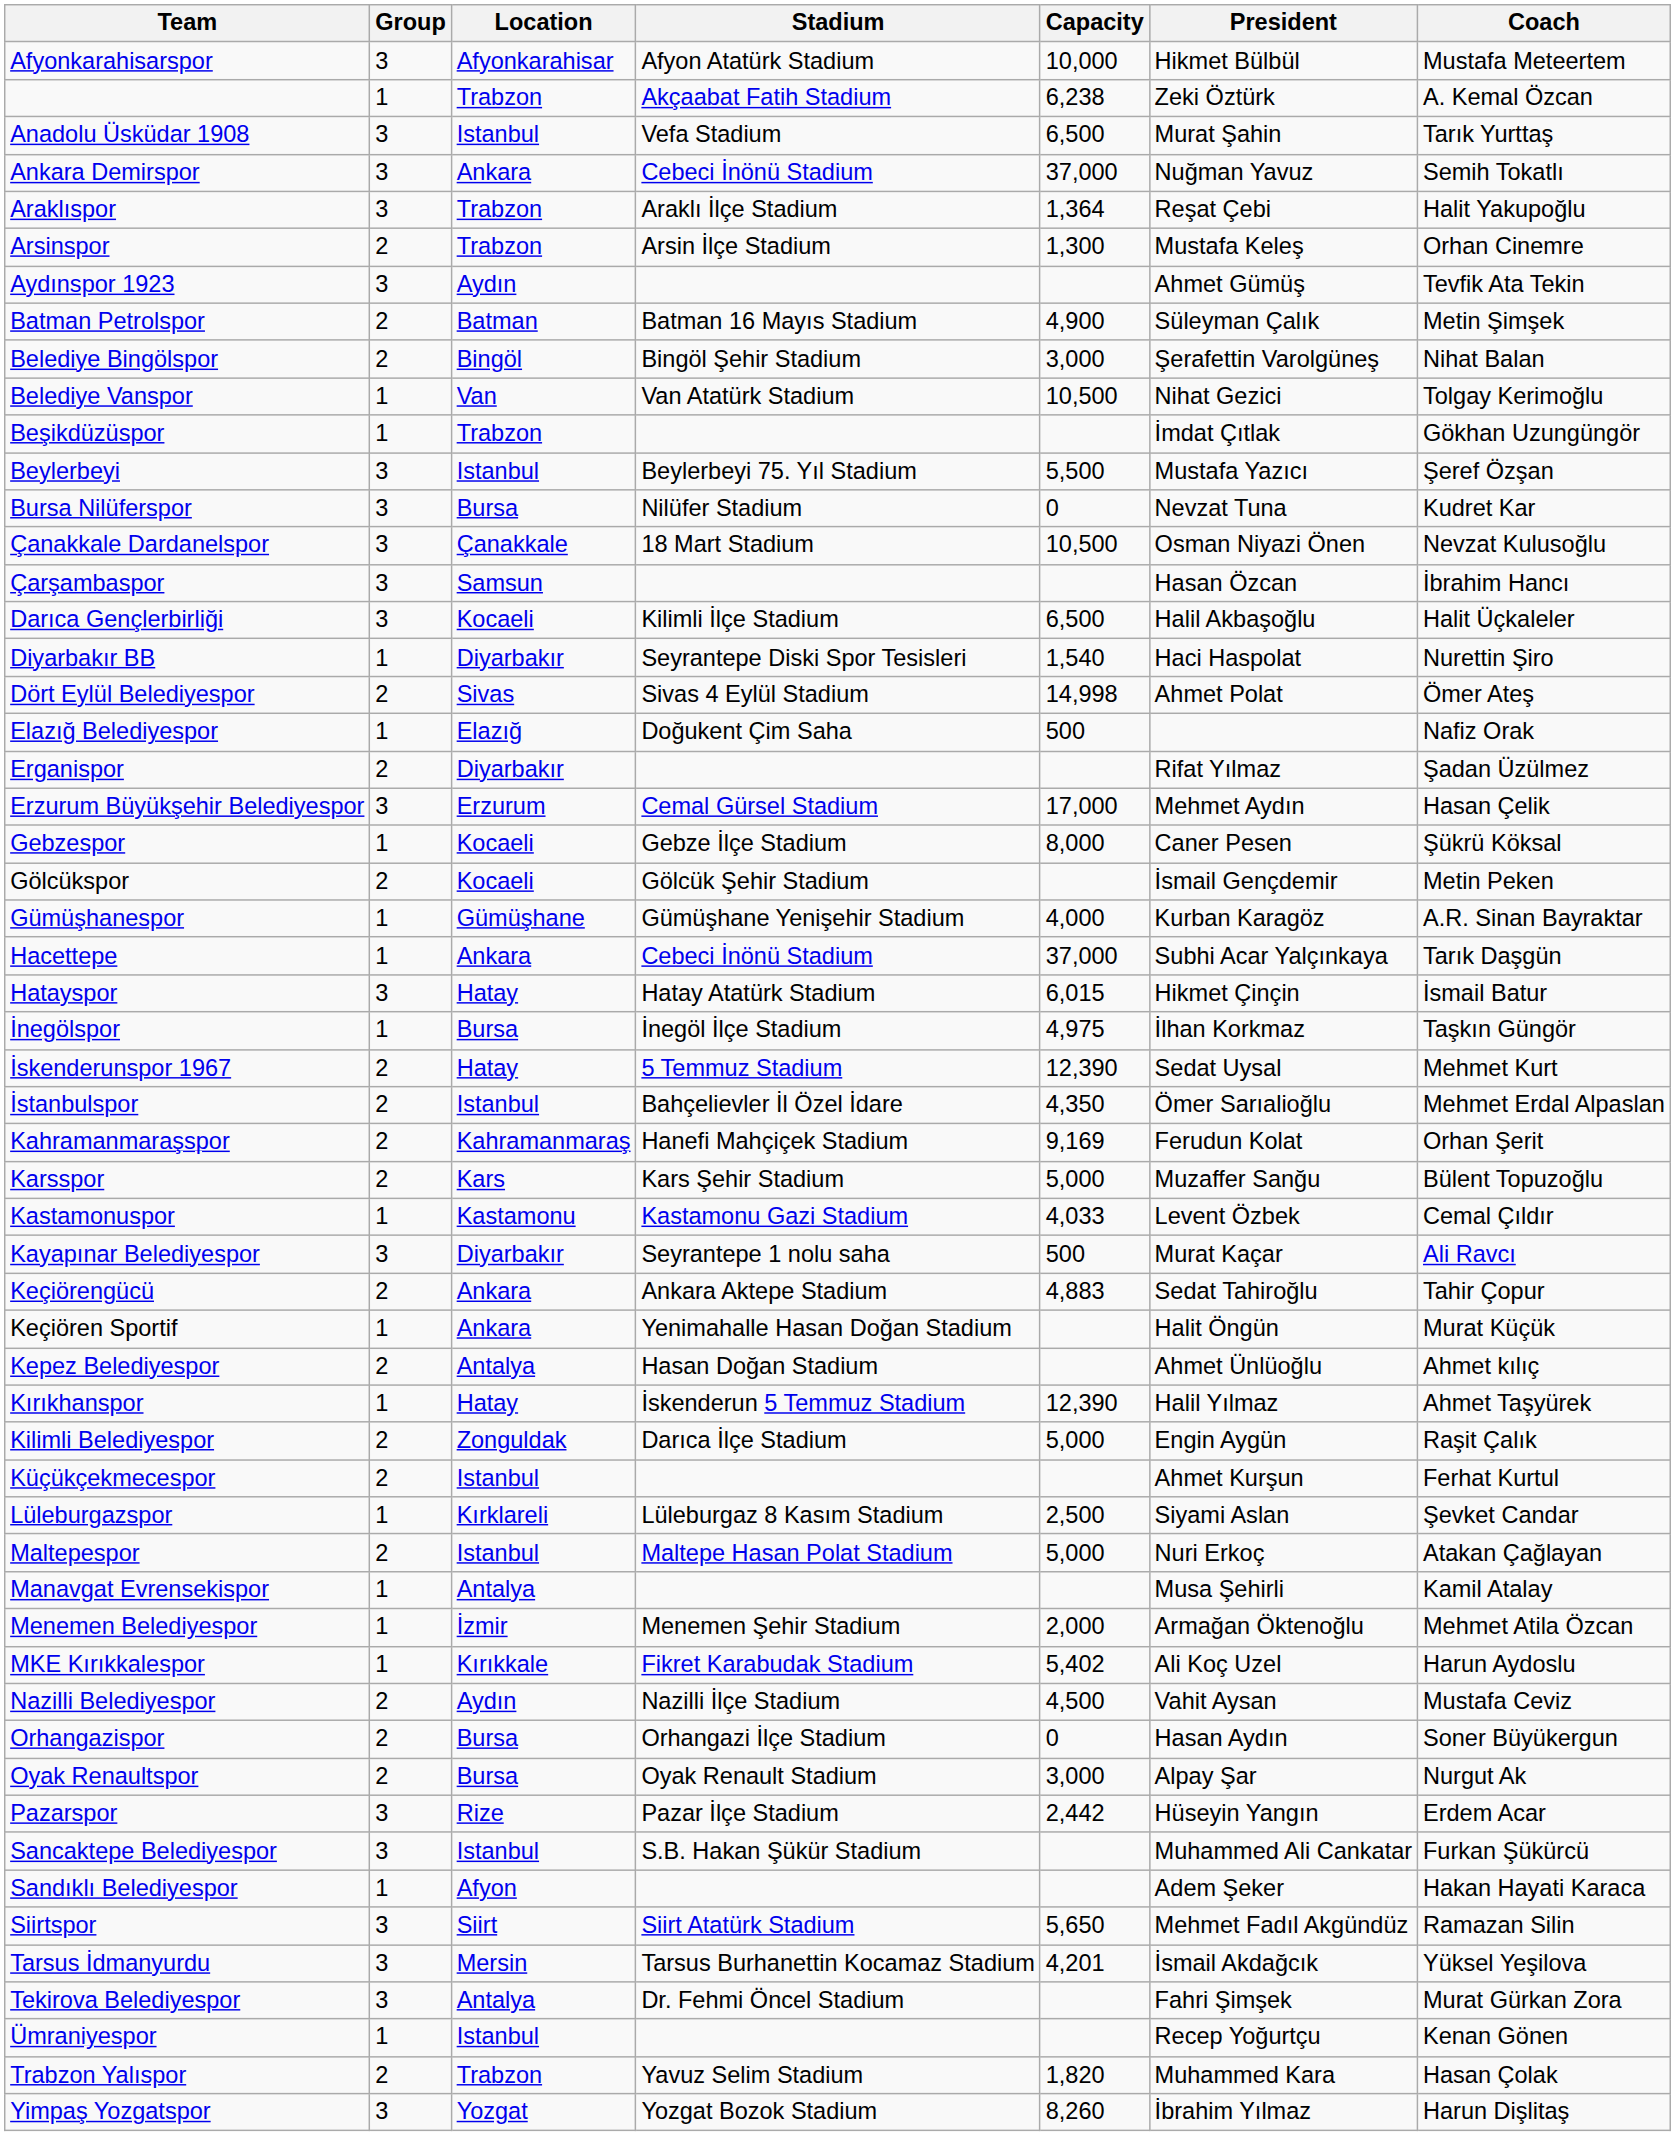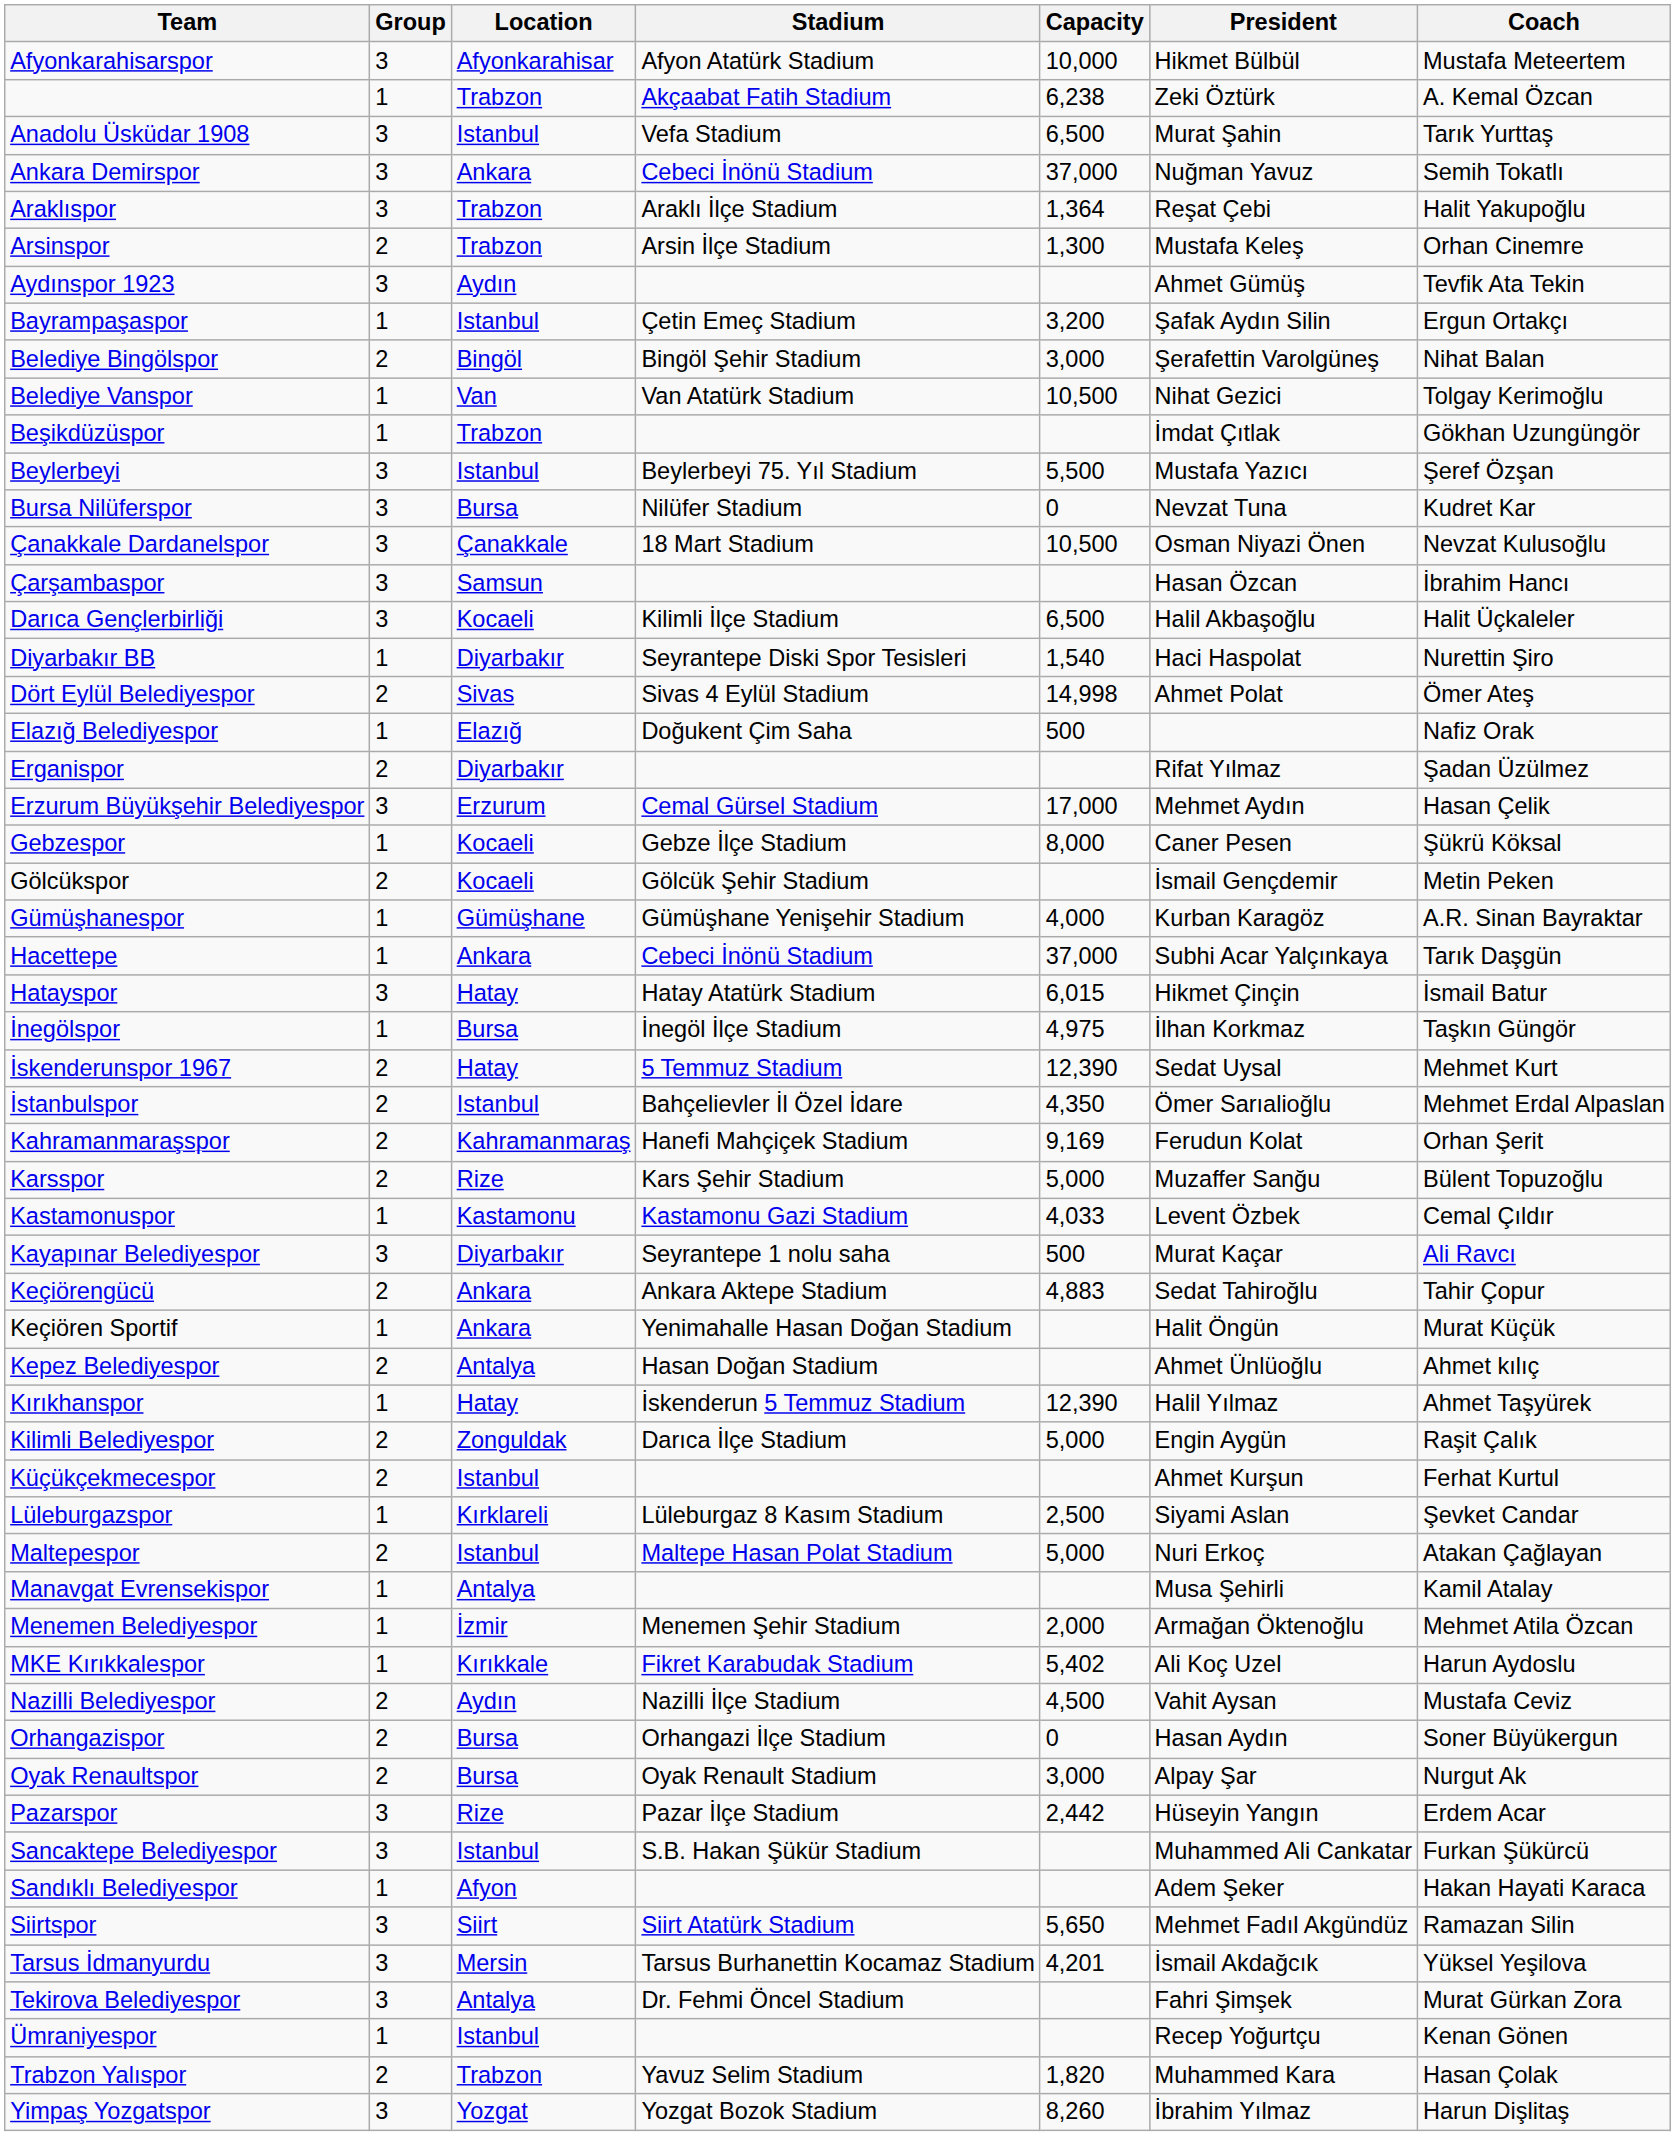- row: (108, 321)
+ row: (99, 321)
(481, 1179) Kars -> (480, 1179) Rize
